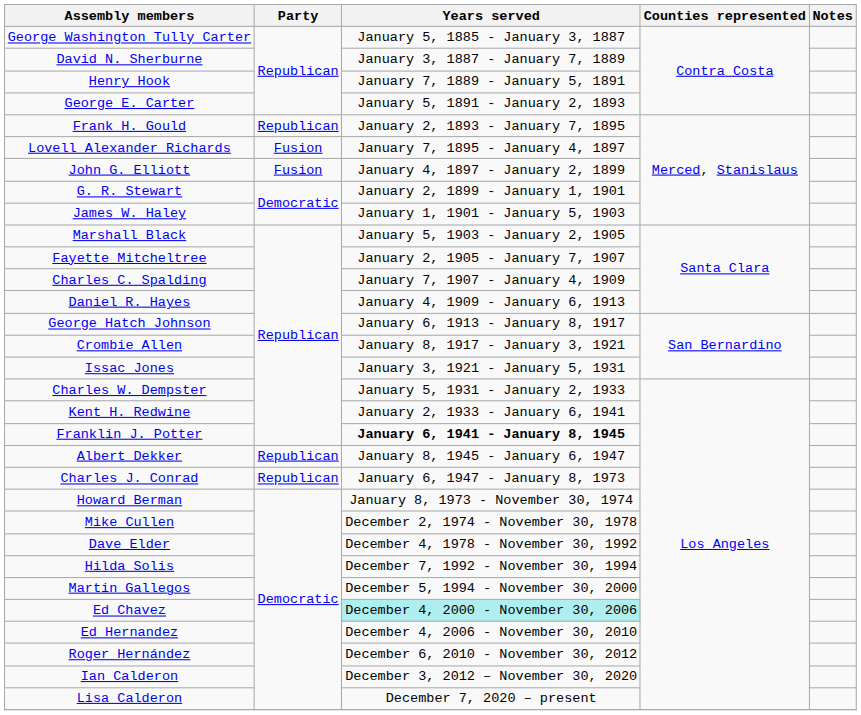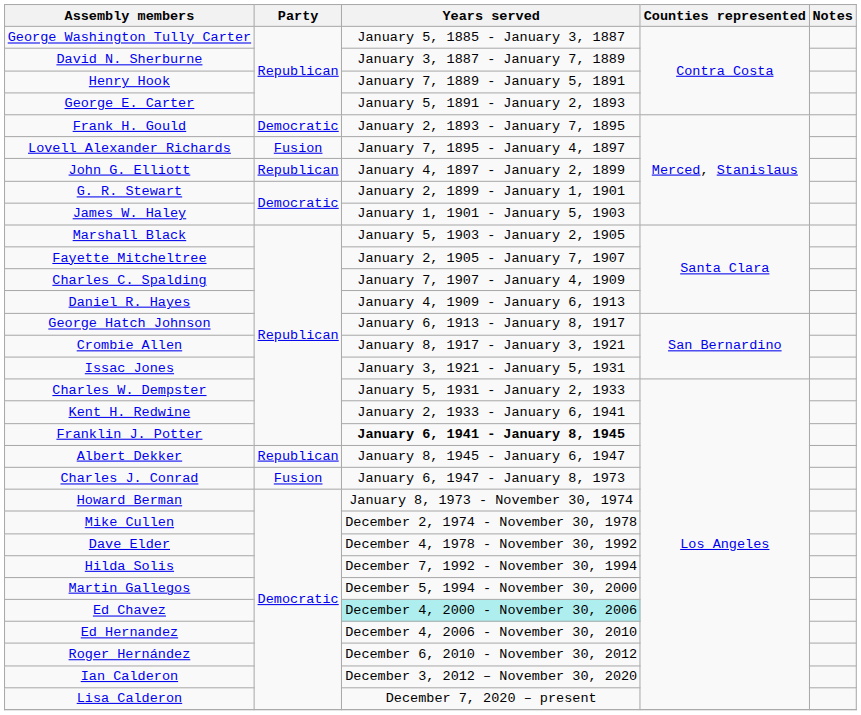(298, 126) Republican -> (298, 126) Democratic
(298, 170) Fusion -> (298, 170) Republican
(298, 478) Republican -> (298, 478) Fusion
